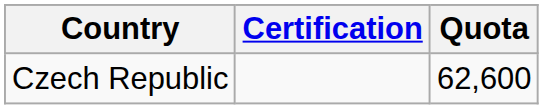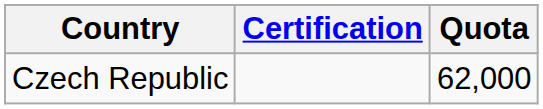(484, 77) 62,600 -> (484, 77) 62,000
